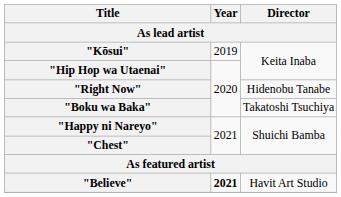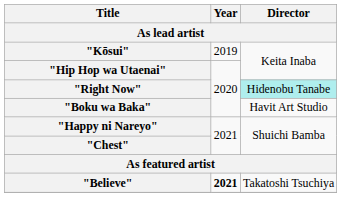(289, 88) no background -> (289, 88) paleturquoise background
(289, 107) Takatoshi Tsuchiya -> (289, 107) Havit Art Studio
(289, 182) Havit Art Studio -> (289, 182) Takatoshi Tsuchiya
